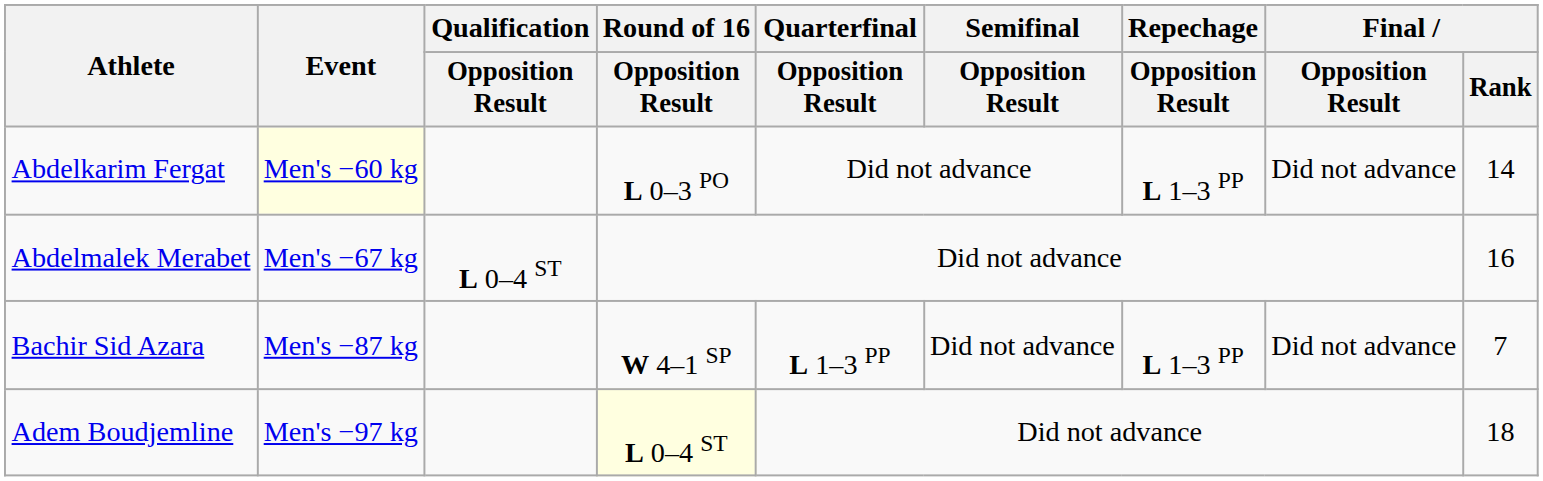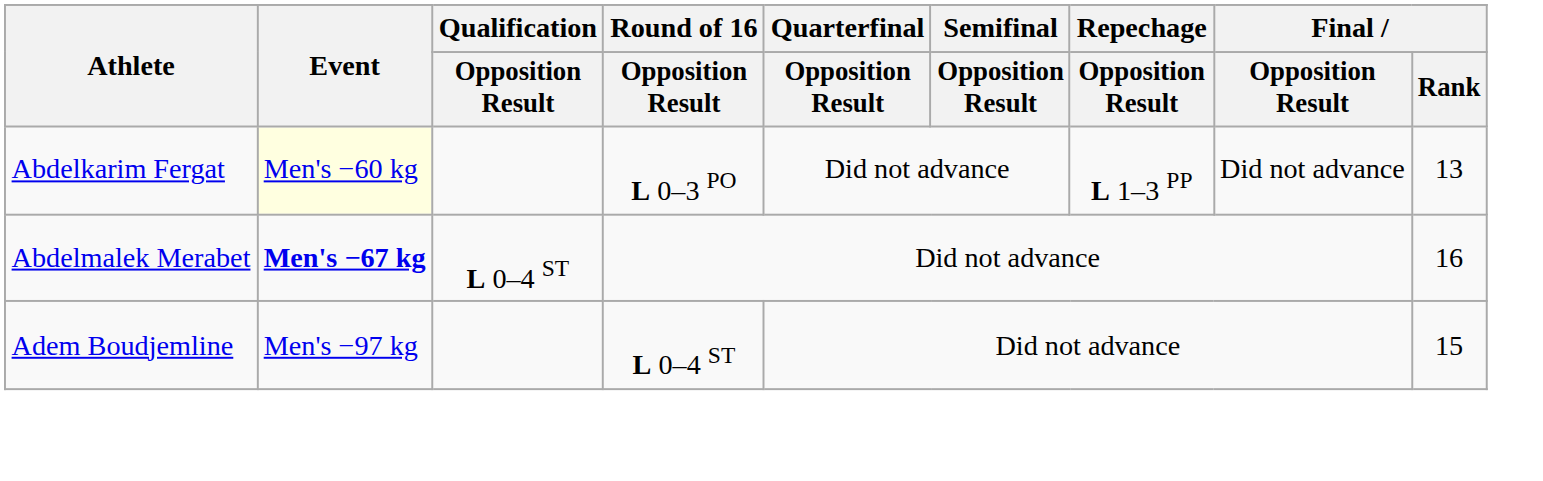(1500, 170) 14 -> (1449, 170) 13
(341, 257) normal -> (345, 257) bold
- row: (108, 345)
(676, 449) lightyellow background -> (684, 361) no background
(1500, 432) 18 -> (1449, 345) 15
